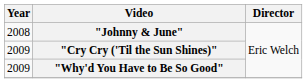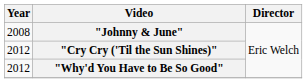(19, 50) 2009 -> (19, 50) 2012
(19, 68) 2009 -> (19, 68) 2012
